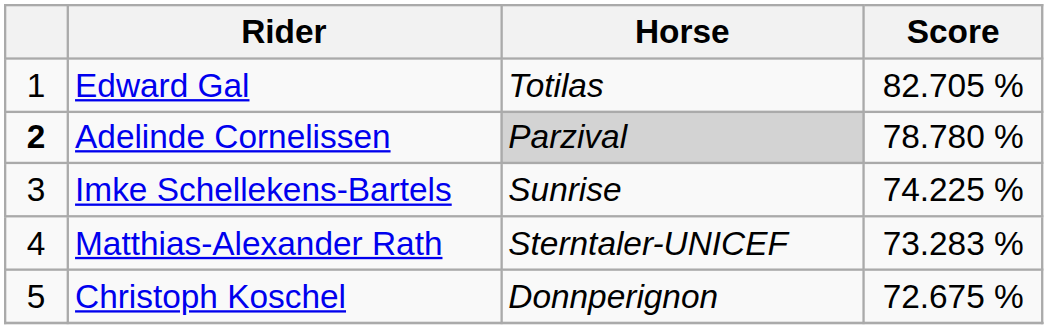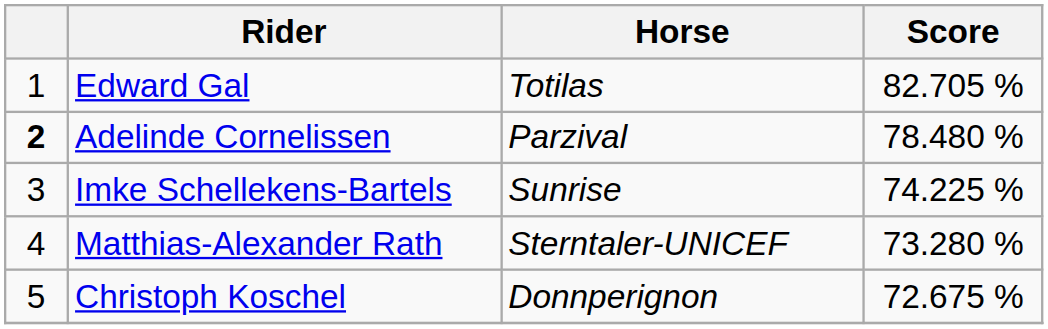(568, 138) lightgrey background -> (568, 138) no background
(953, 138) 78.780 % -> (953, 138) 78.480 %
(953, 243) 73.283 % -> (953, 243) 73.280 %
